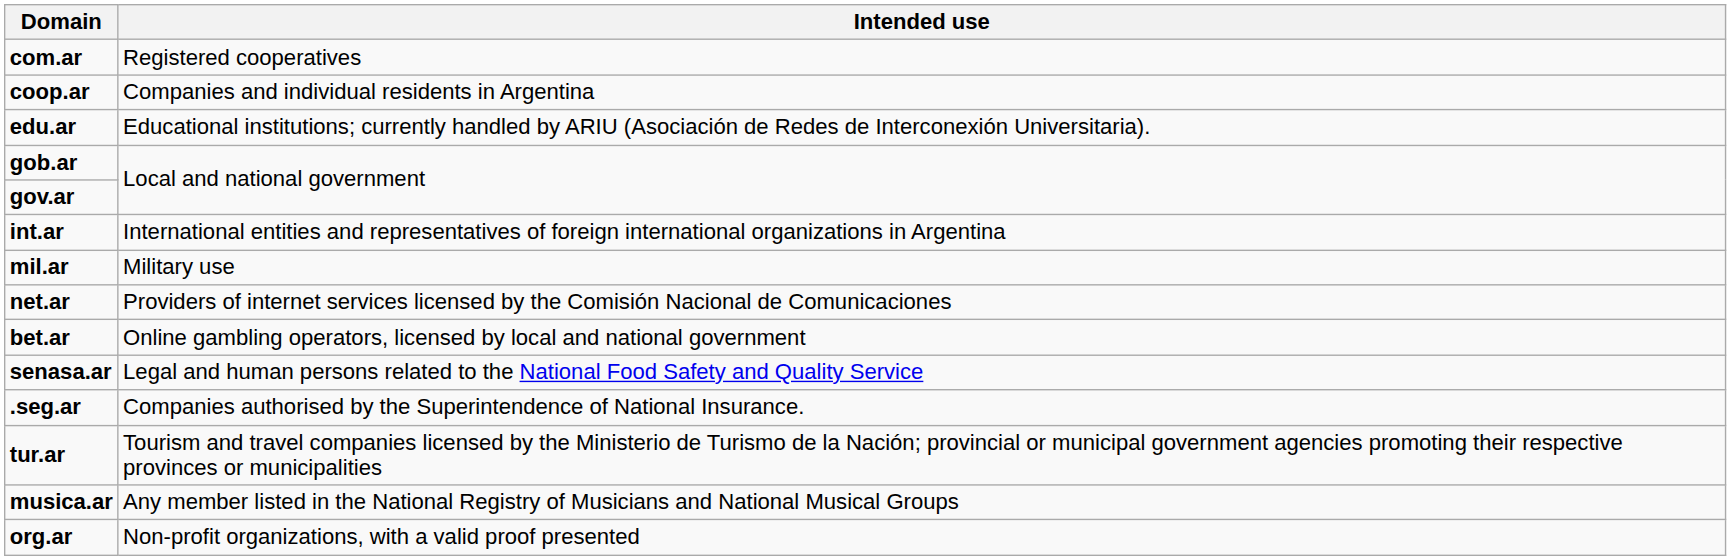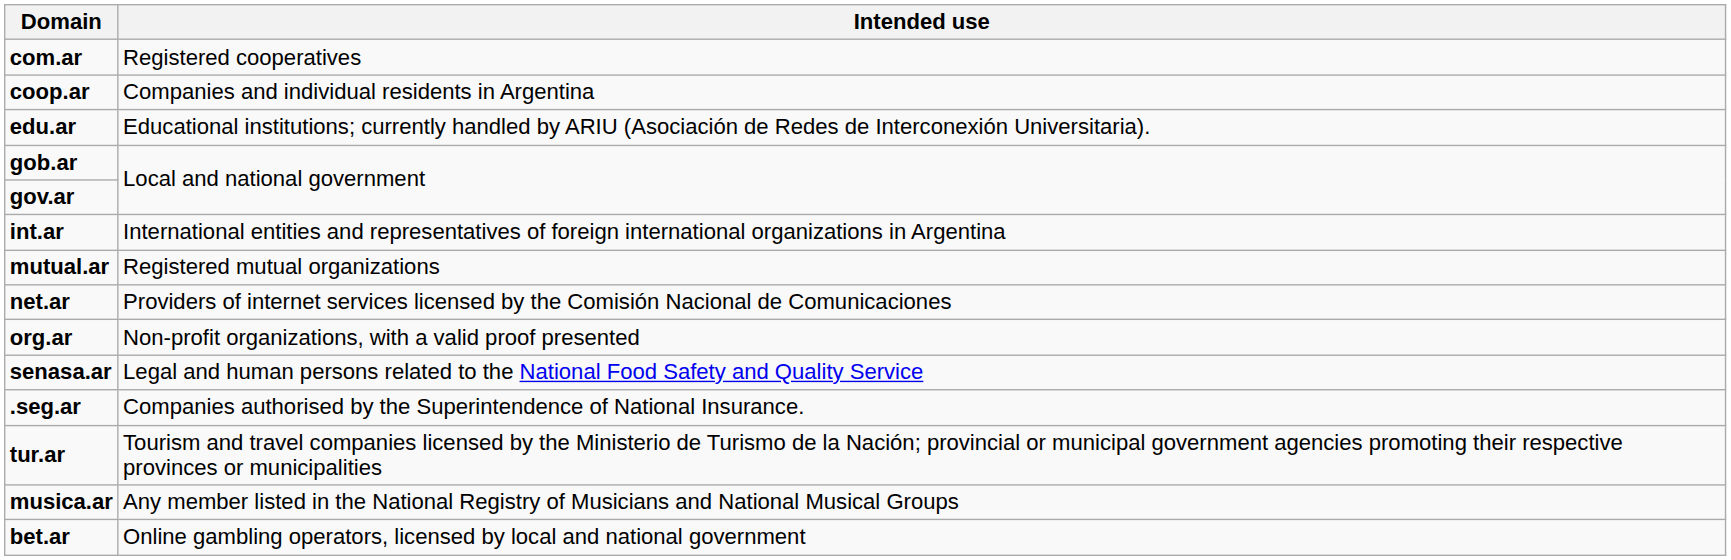- row: (39, 267)
+ row: (59, 267)
rows swapped: (41, 537) <-> (40, 337)
